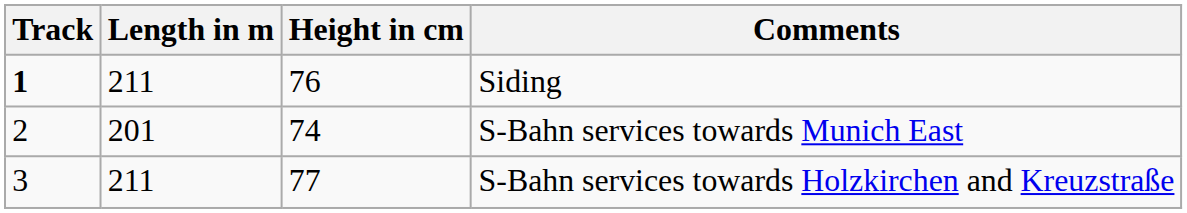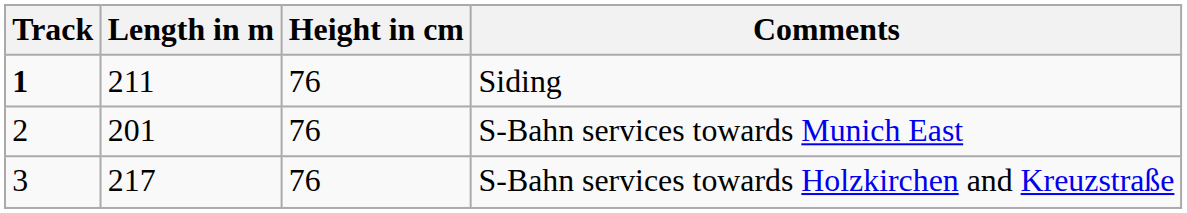(305, 130) 74 -> (305, 130) 76
(131, 181) 211 -> (132, 181) 217
(305, 181) 77 -> (305, 181) 76
